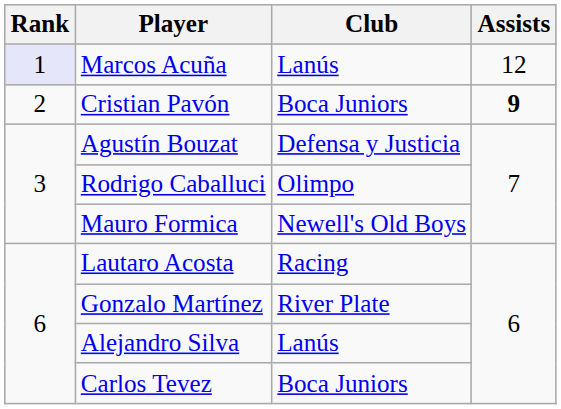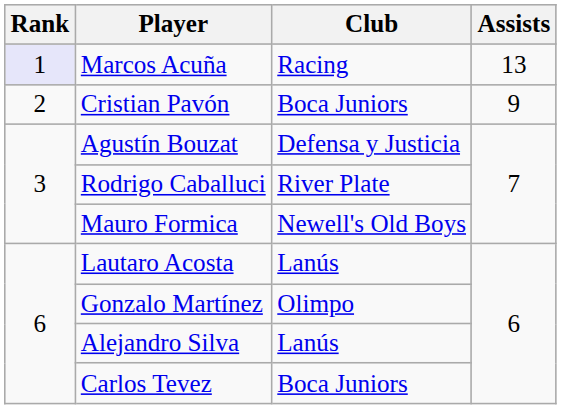(308, 64) Lanús -> (313, 64) Racing
(514, 64) 12 -> (514, 64) 13
(514, 104) bold -> (514, 104) normal
(316, 183) Olimpo -> (333, 183) River Plate
(313, 263) Racing -> (308, 263) Lanús
(333, 303) River Plate -> (316, 303) Olimpo
